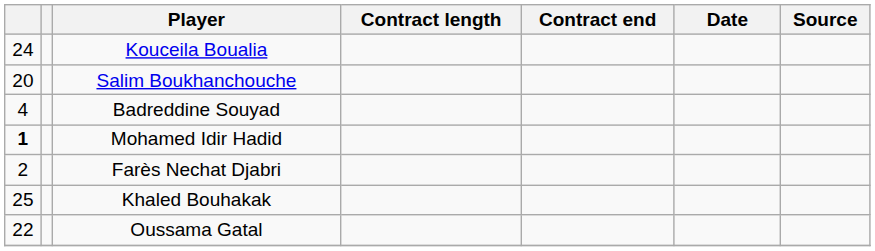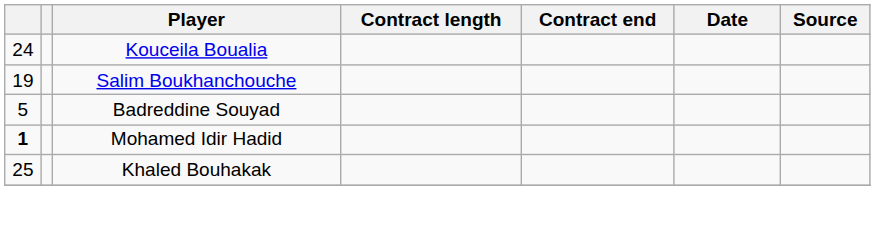(23, 79) 20 -> (23, 79) 19
(23, 109) 4 -> (23, 109) 5
- row: (196, 169)
- row: (196, 229)
